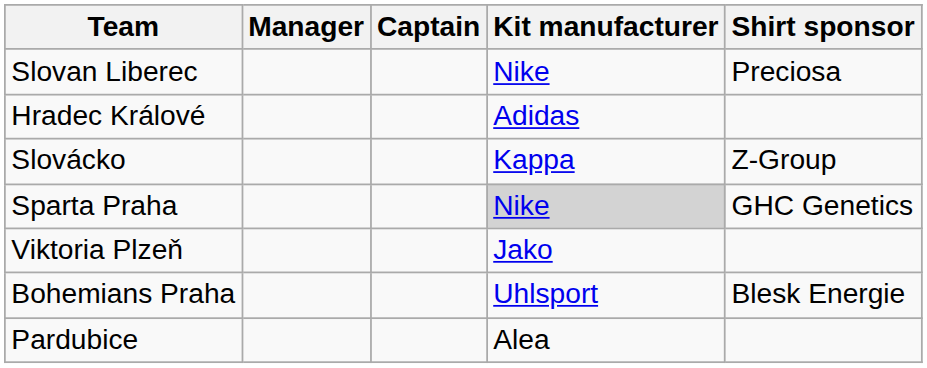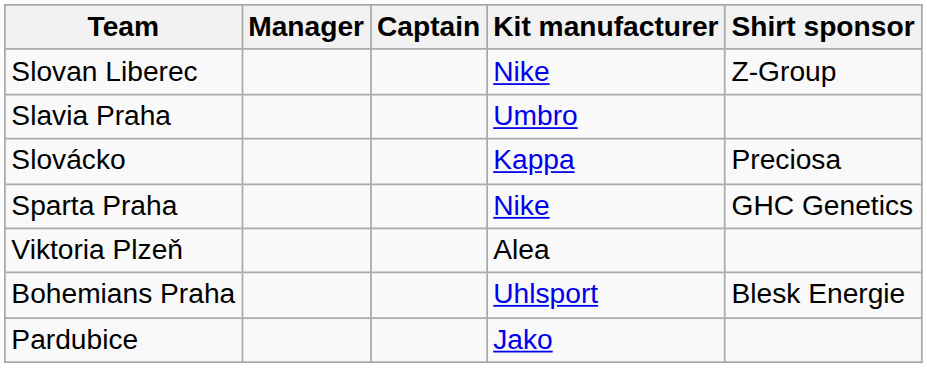(786, 71) Preciosa -> (784, 71) Z-Group
- row: (108, 116)
+ row: (91, 116)
(784, 160) Z-Group -> (786, 160) Preciosa
(521, 205) lightgrey background -> (521, 205) no background
(523, 250) Jako -> (521, 250) Alea
(521, 339) Alea -> (523, 339) Jako
